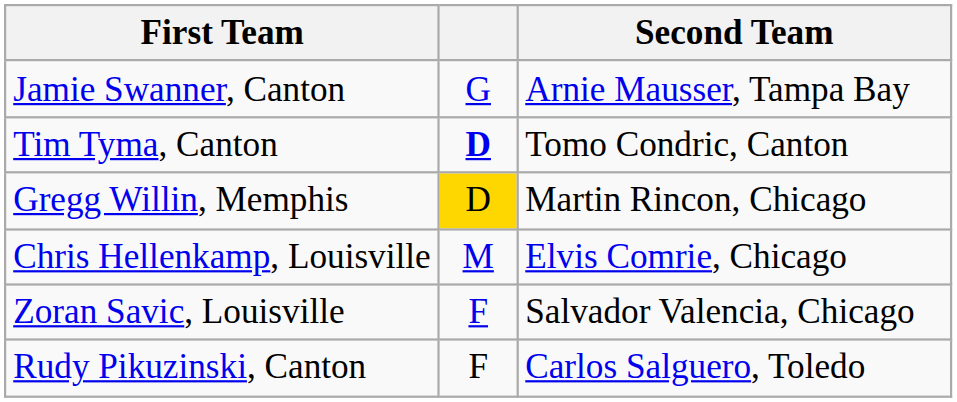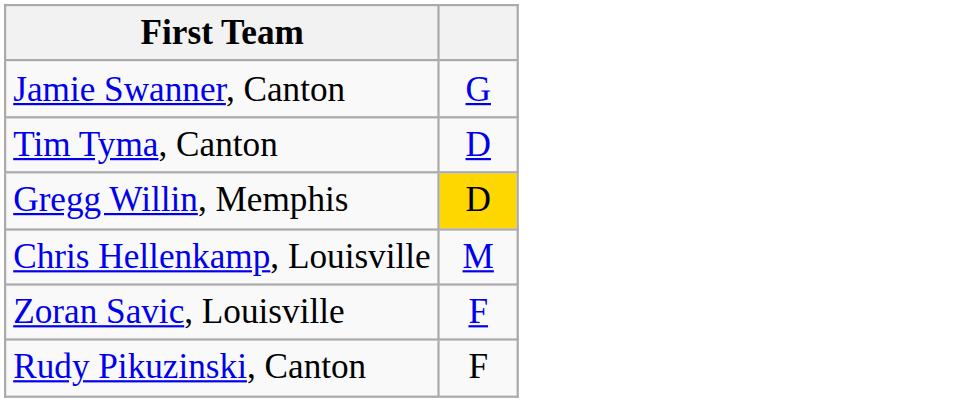- column: (734, 32)
(478, 144) bold -> (478, 144) normal
